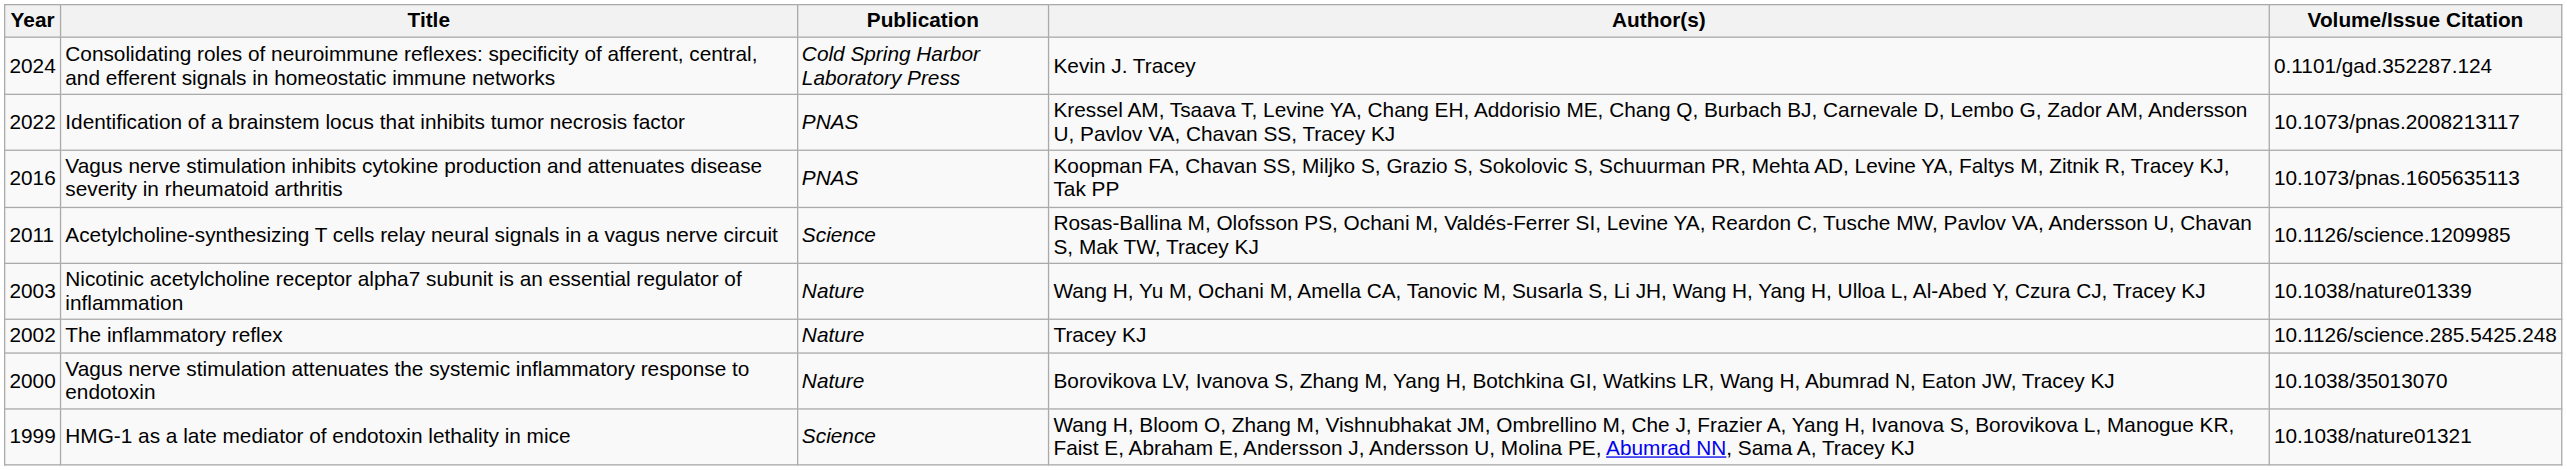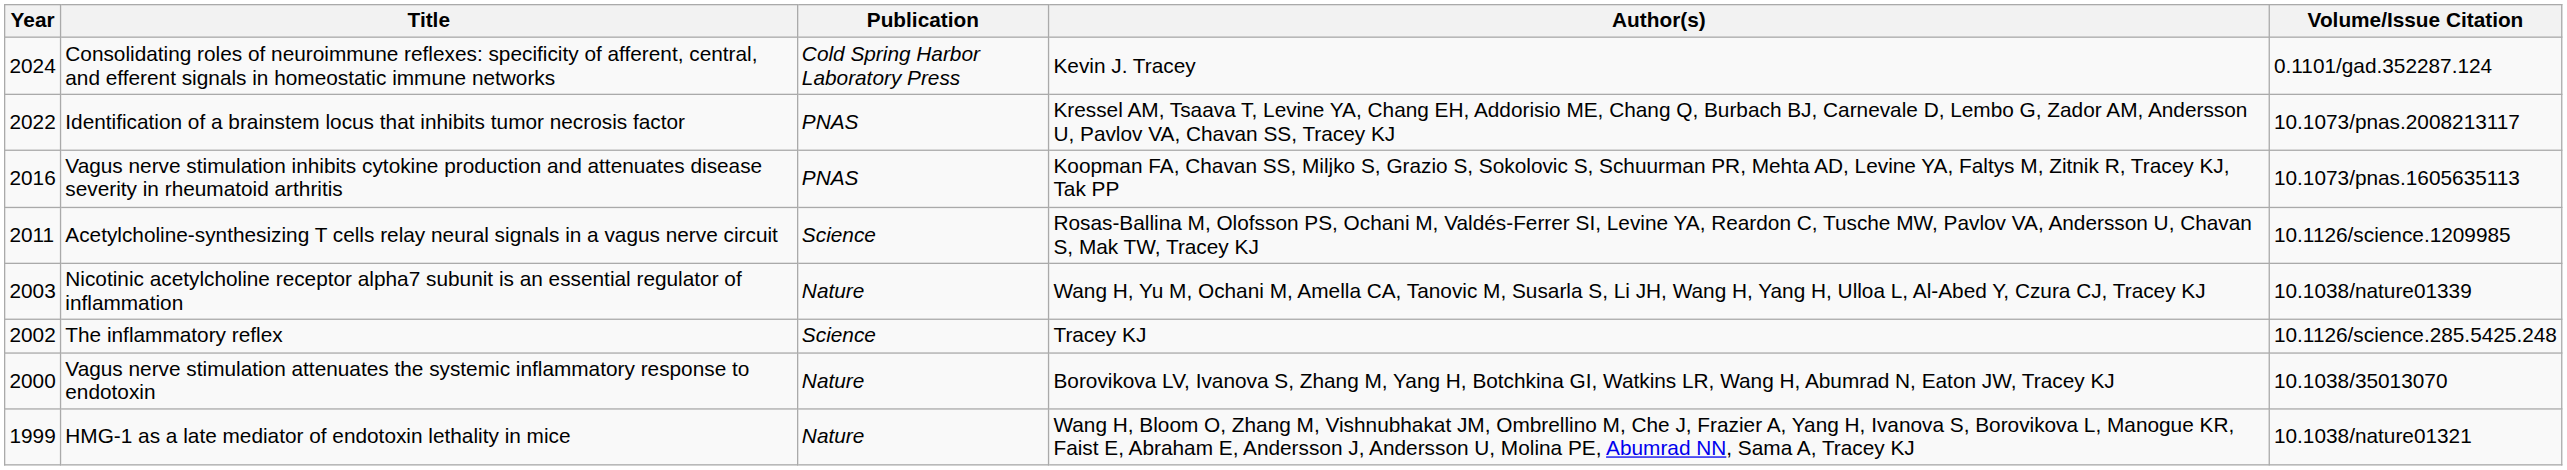(833, 335) Nature -> (839, 335) Science
(839, 436) Science -> (833, 436) Nature
